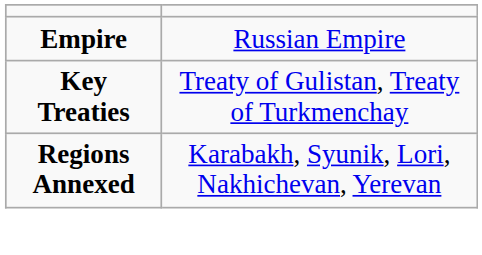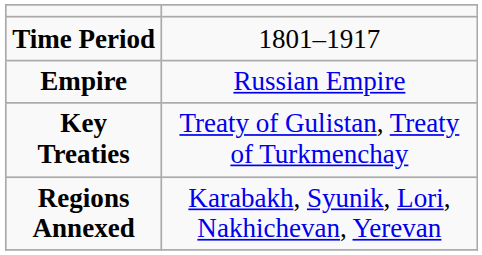+ row: (84, 38)
